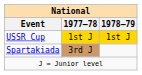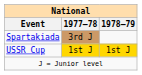rows swapped: (33, 50) <-> (26, 37)
